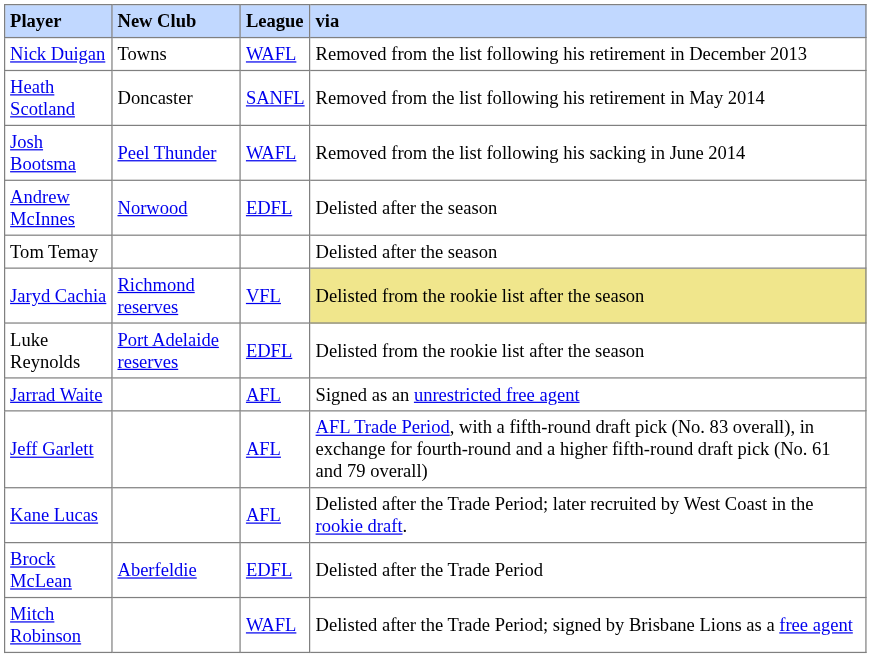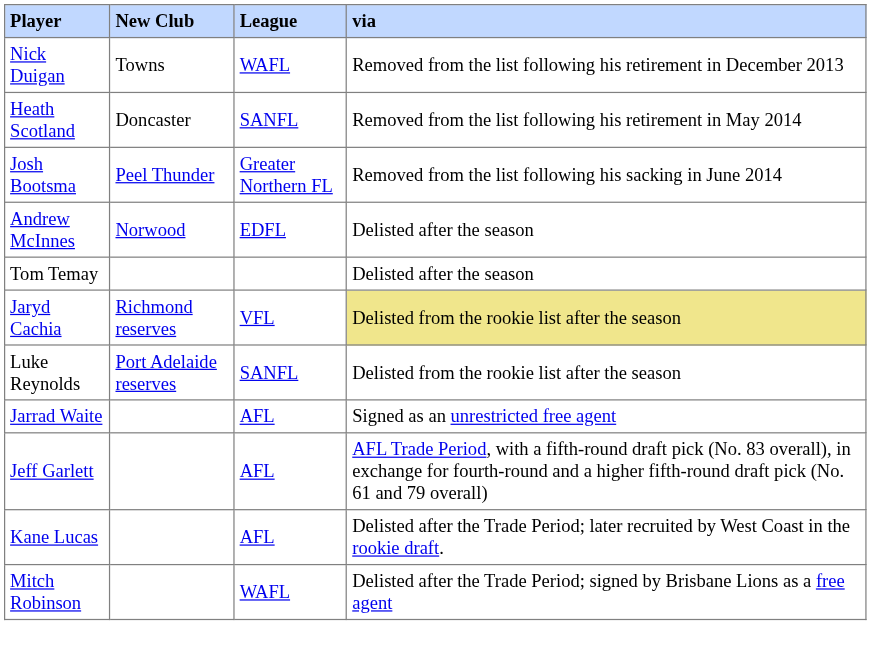(271, 152) WAFL -> (286, 174) Greater Northern FL
(269, 350) EDFL -> (269, 372) SANFL
- row: (41, 569)
